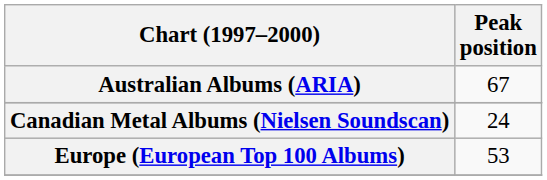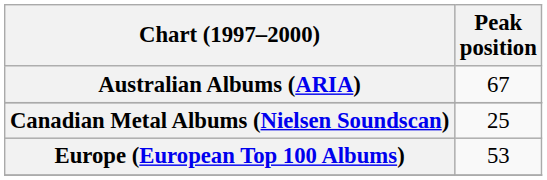(498, 120) 24 -> (498, 120) 25
